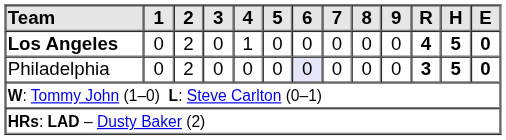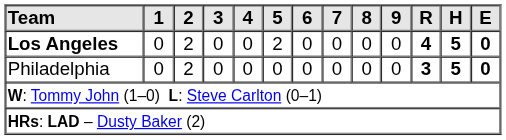(248, 43) 1 -> (248, 43) 0
(278, 43) 0 -> (278, 43) 2
(307, 69) lavender background -> (307, 69) no background
